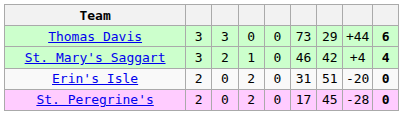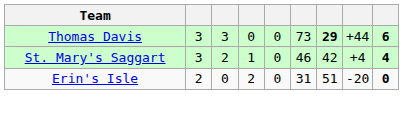(330, 36) normal -> (330, 36) bold
- row: (95, 100)
